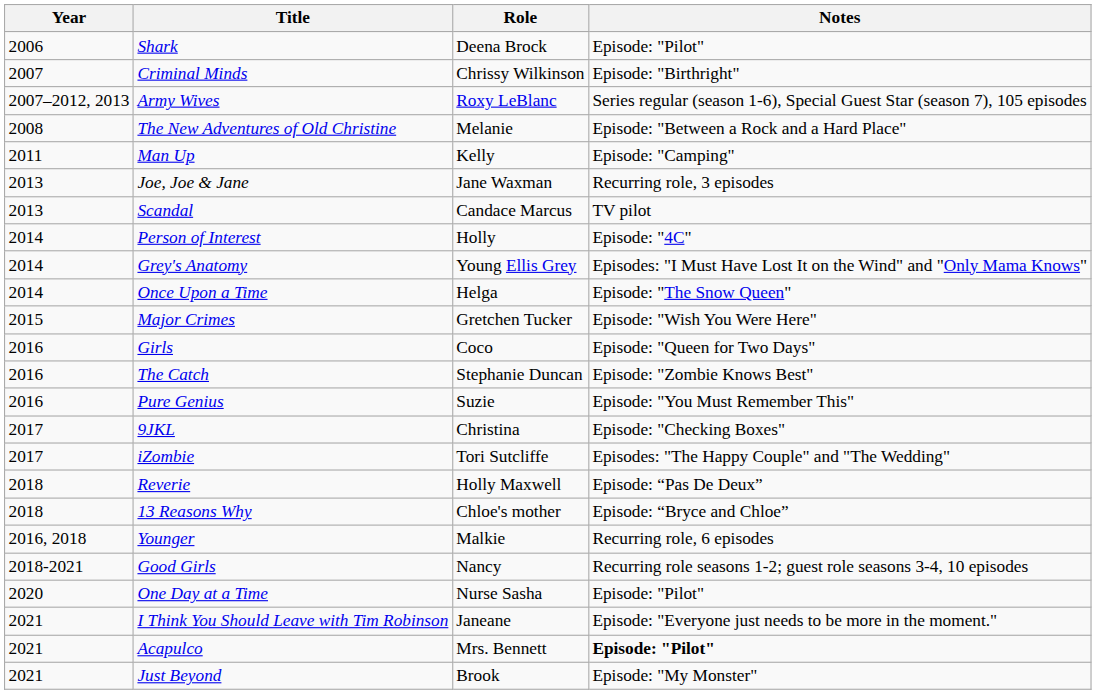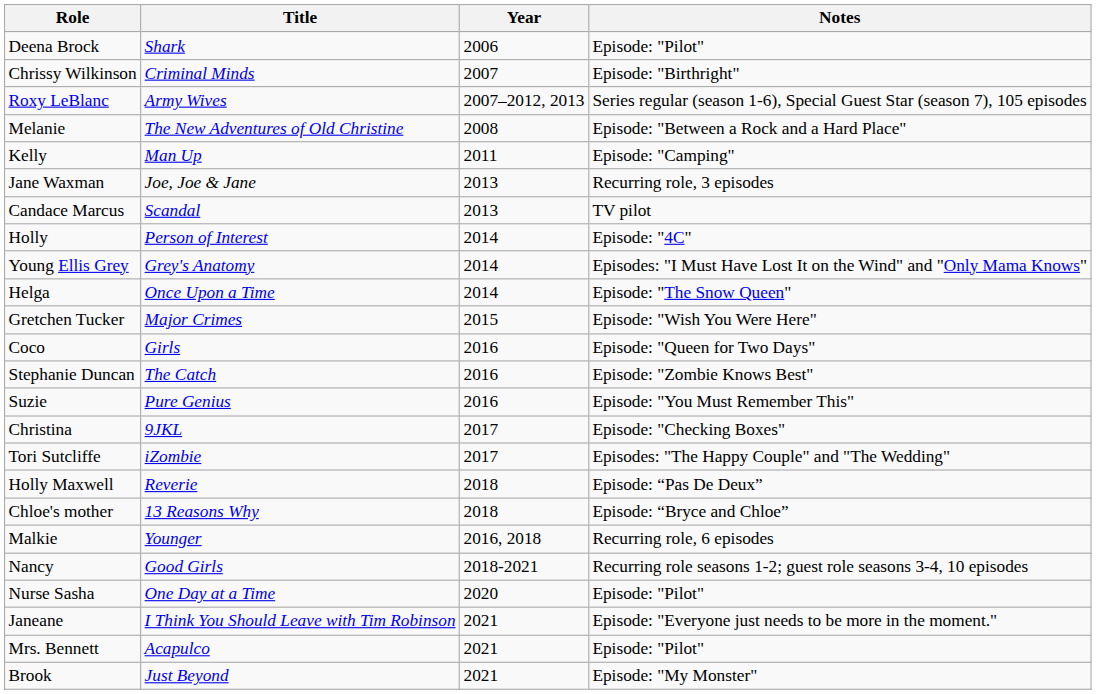columns swapped: (69, 18) <-> (520, 18)
(654, 648) bold -> (648, 648) normal
